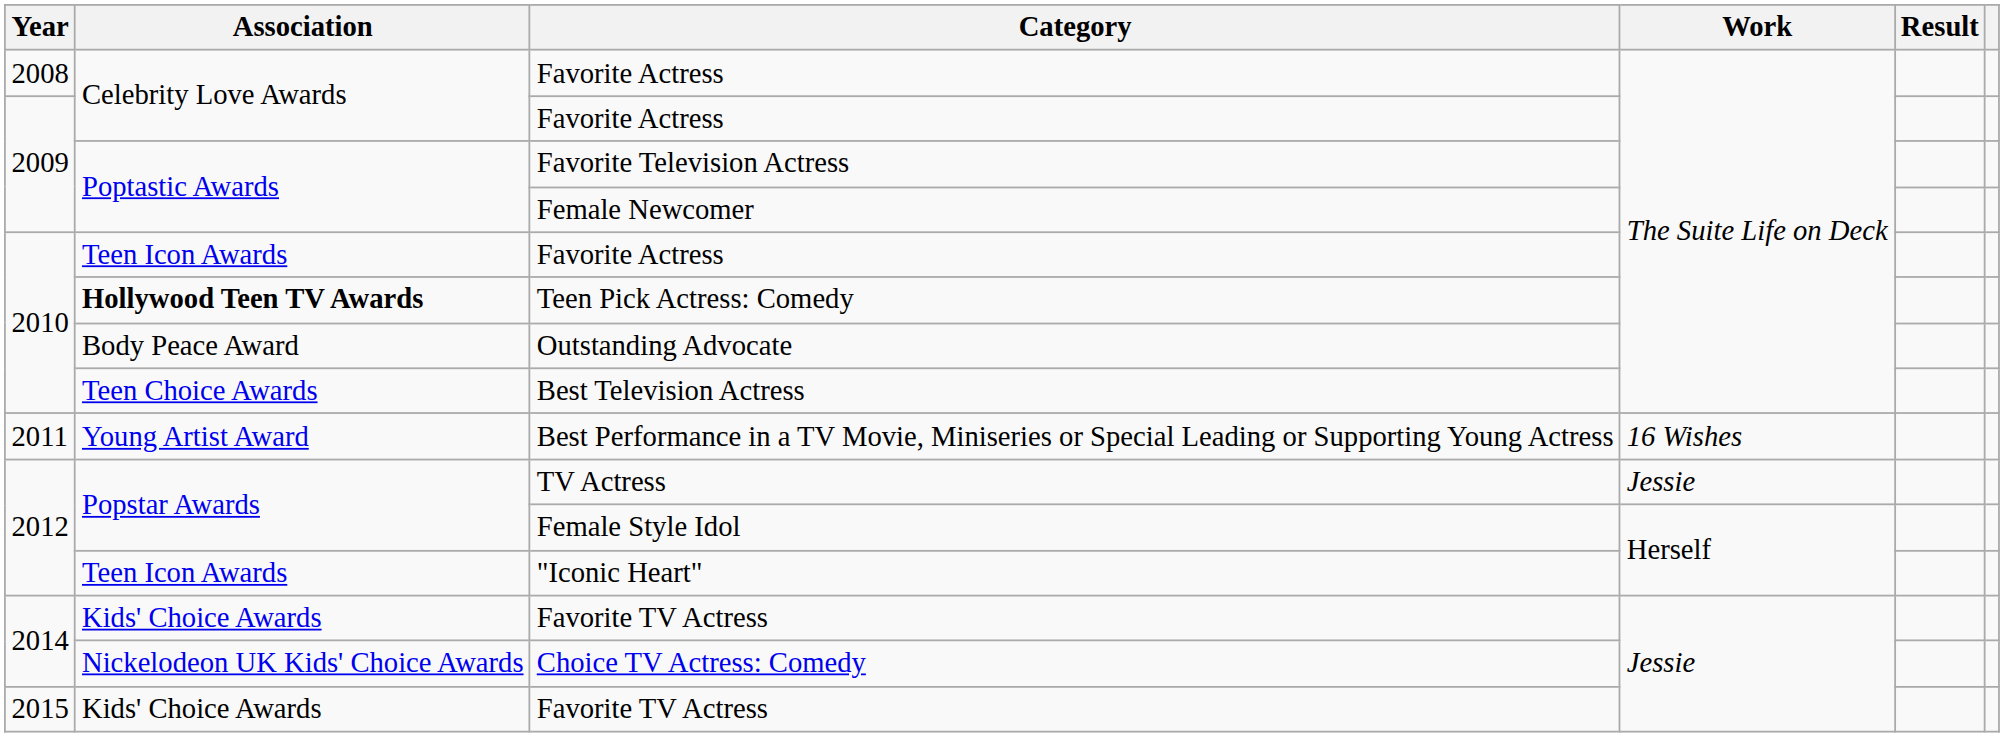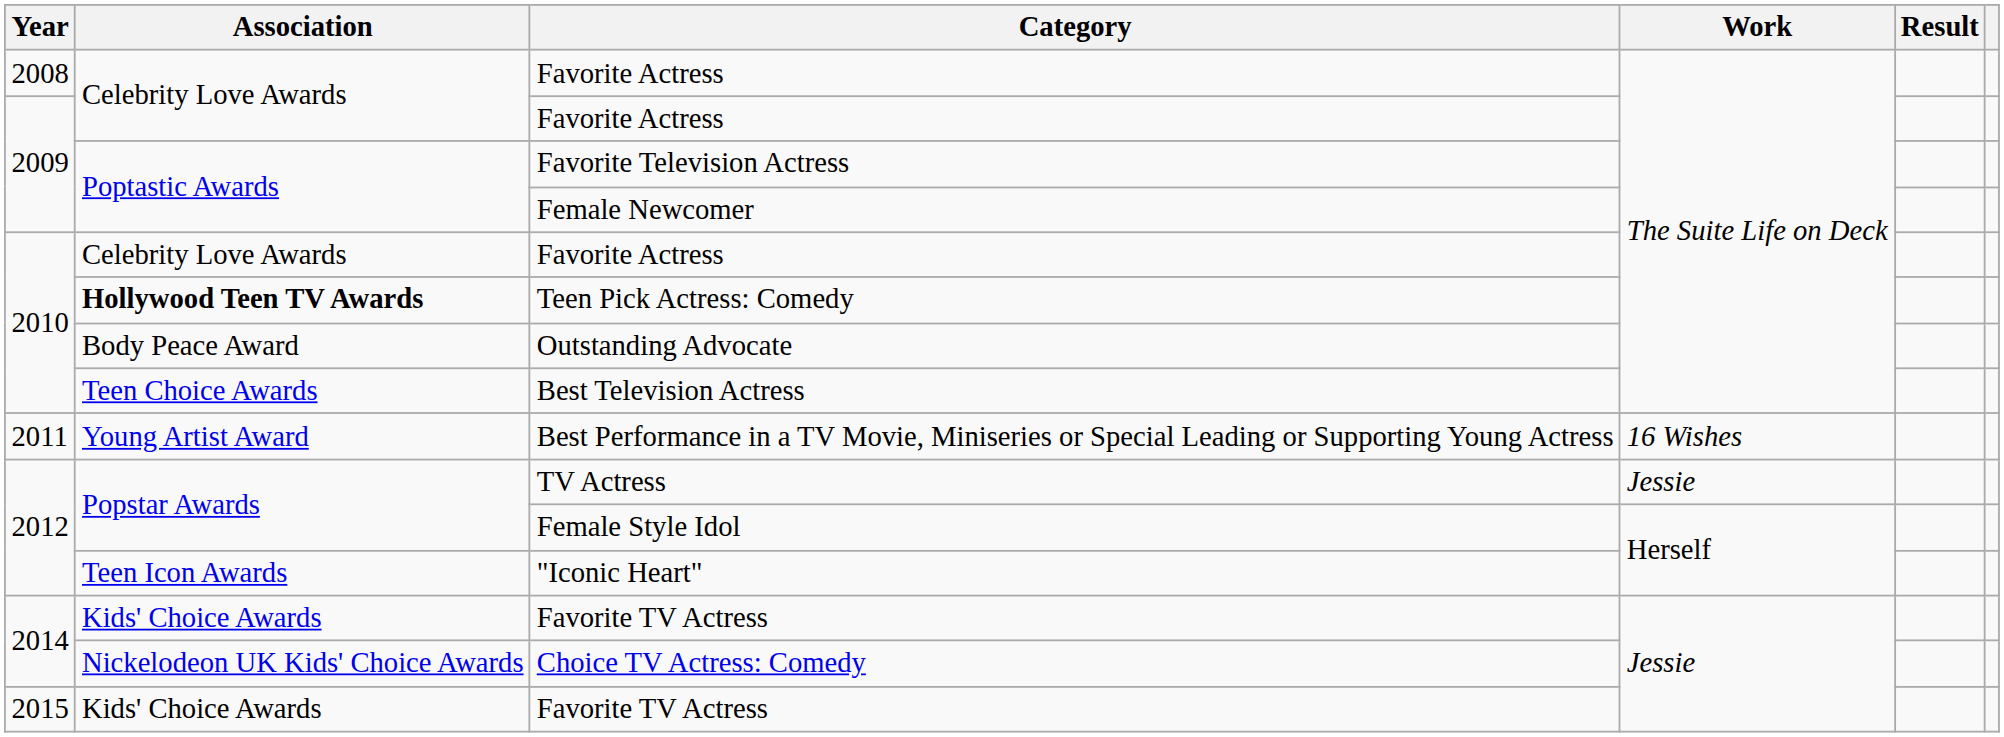(185, 254) Teen Icon Awards -> (214, 254) Celebrity Love Awards
